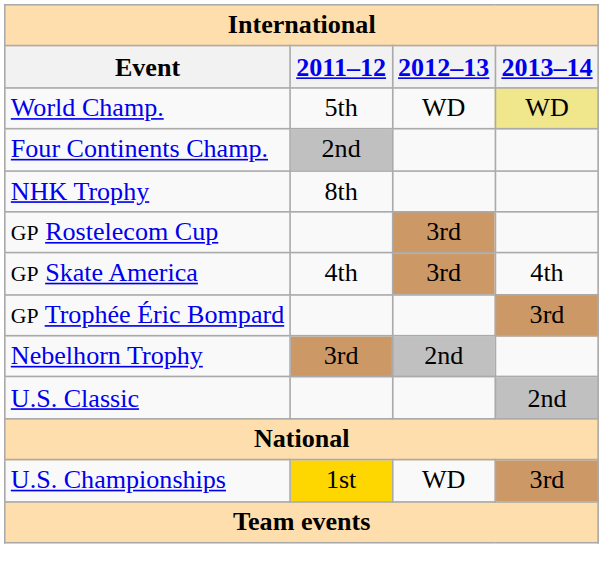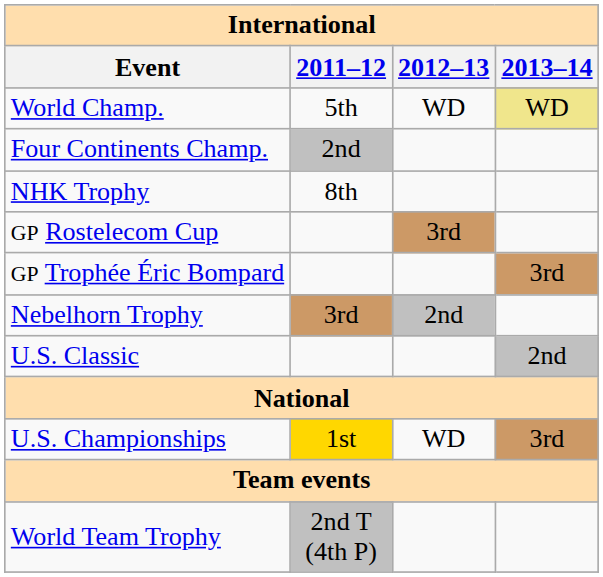- row: (104, 273)
+ row: (116, 536)
